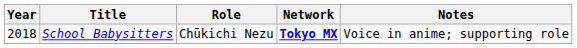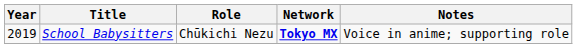(22, 34) 2018 -> (22, 34) 2019
